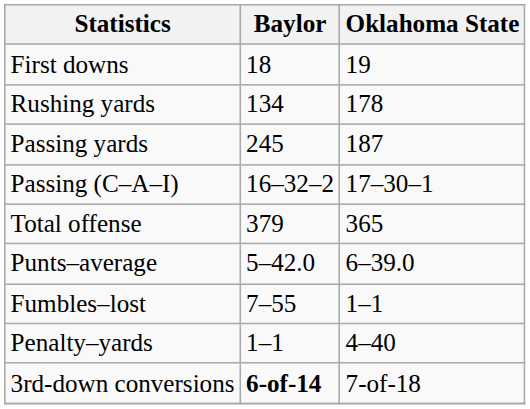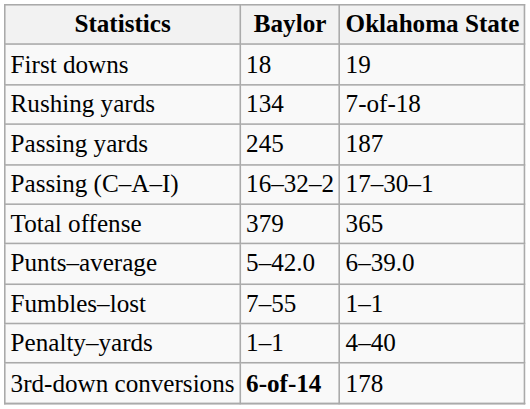(364, 104) 178 -> (383, 104) 7-of-18
(383, 382) 7-of-18 -> (364, 382) 178
